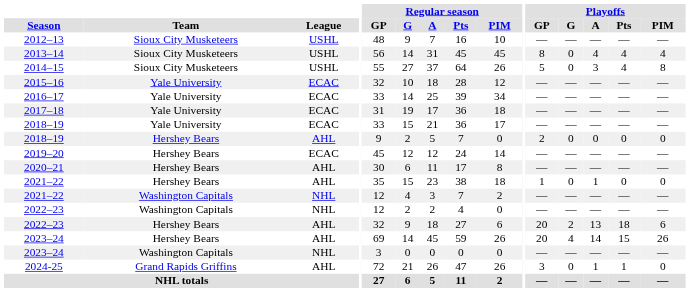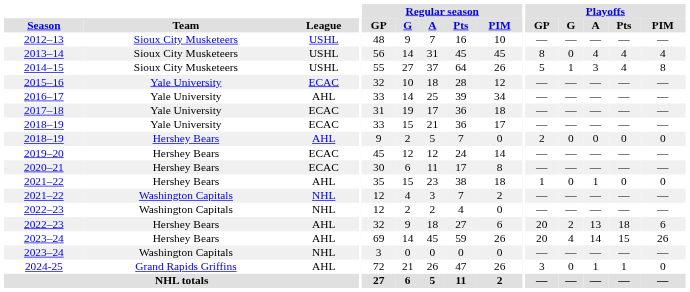(571, 68) 0 -> (571, 68) 1
(324, 96) ECAC -> (324, 96) AHL
(324, 167) AHL -> (324, 167) ECAC
